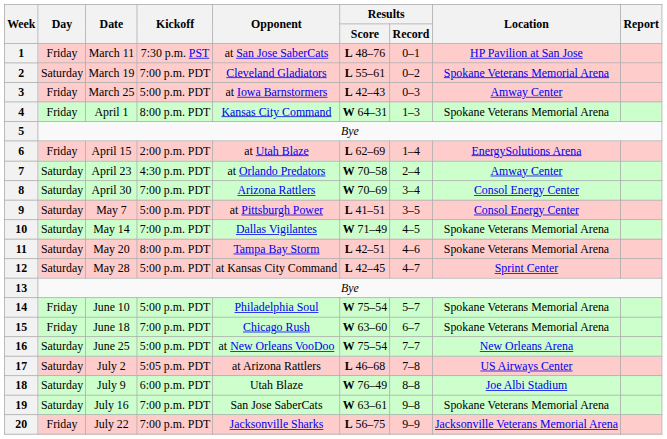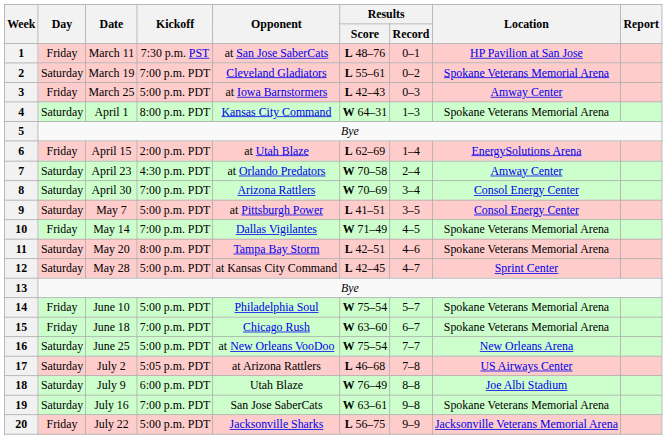(62, 112) Friday -> (62, 112) Saturday
(62, 229) Saturday -> (62, 229) Friday
(175, 424) 7:00 p.m. PDT -> (175, 424) 5:00 p.m. PDT
